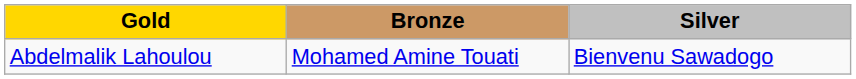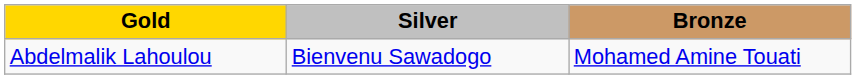columns swapped: (710, 21) <-> (428, 21)
